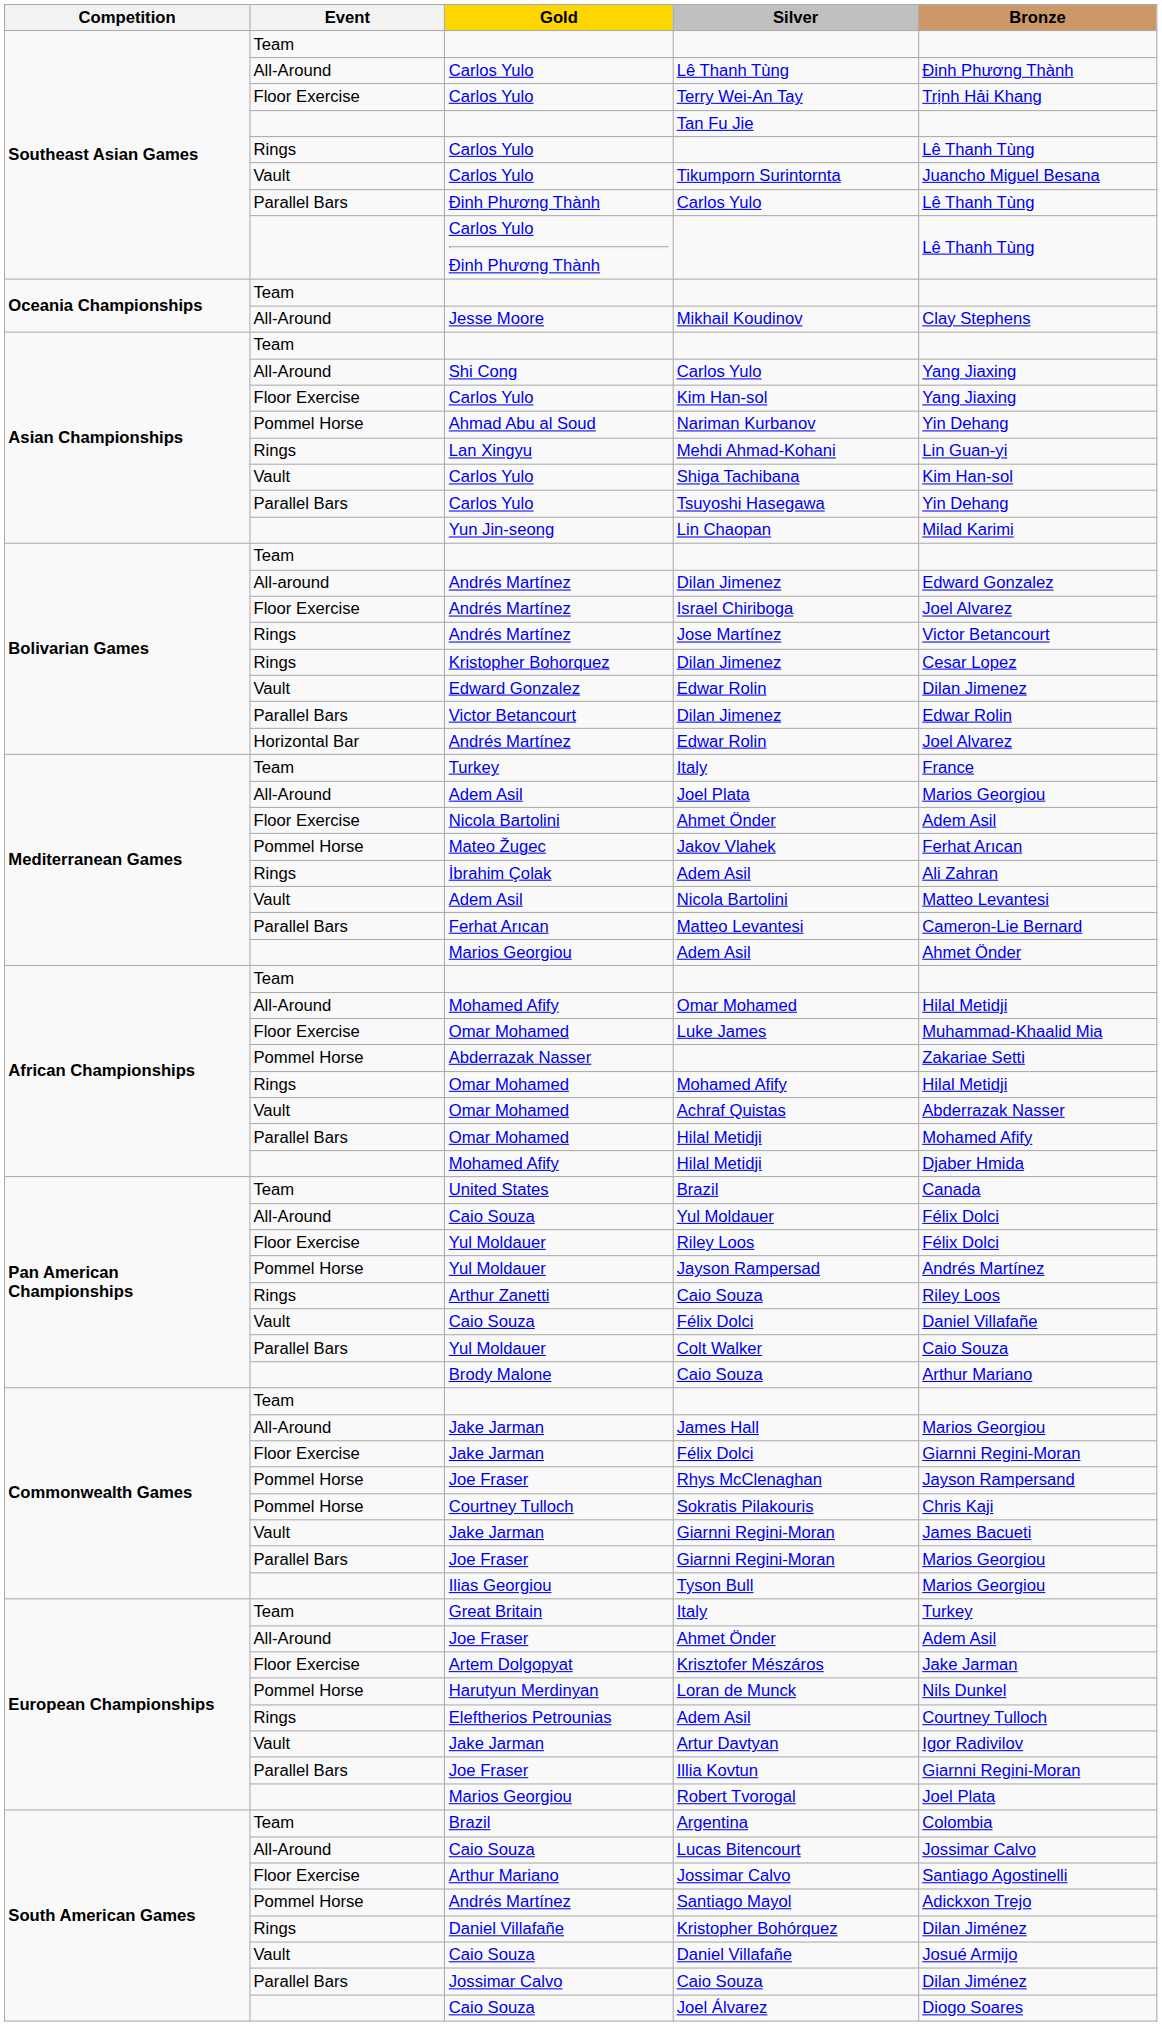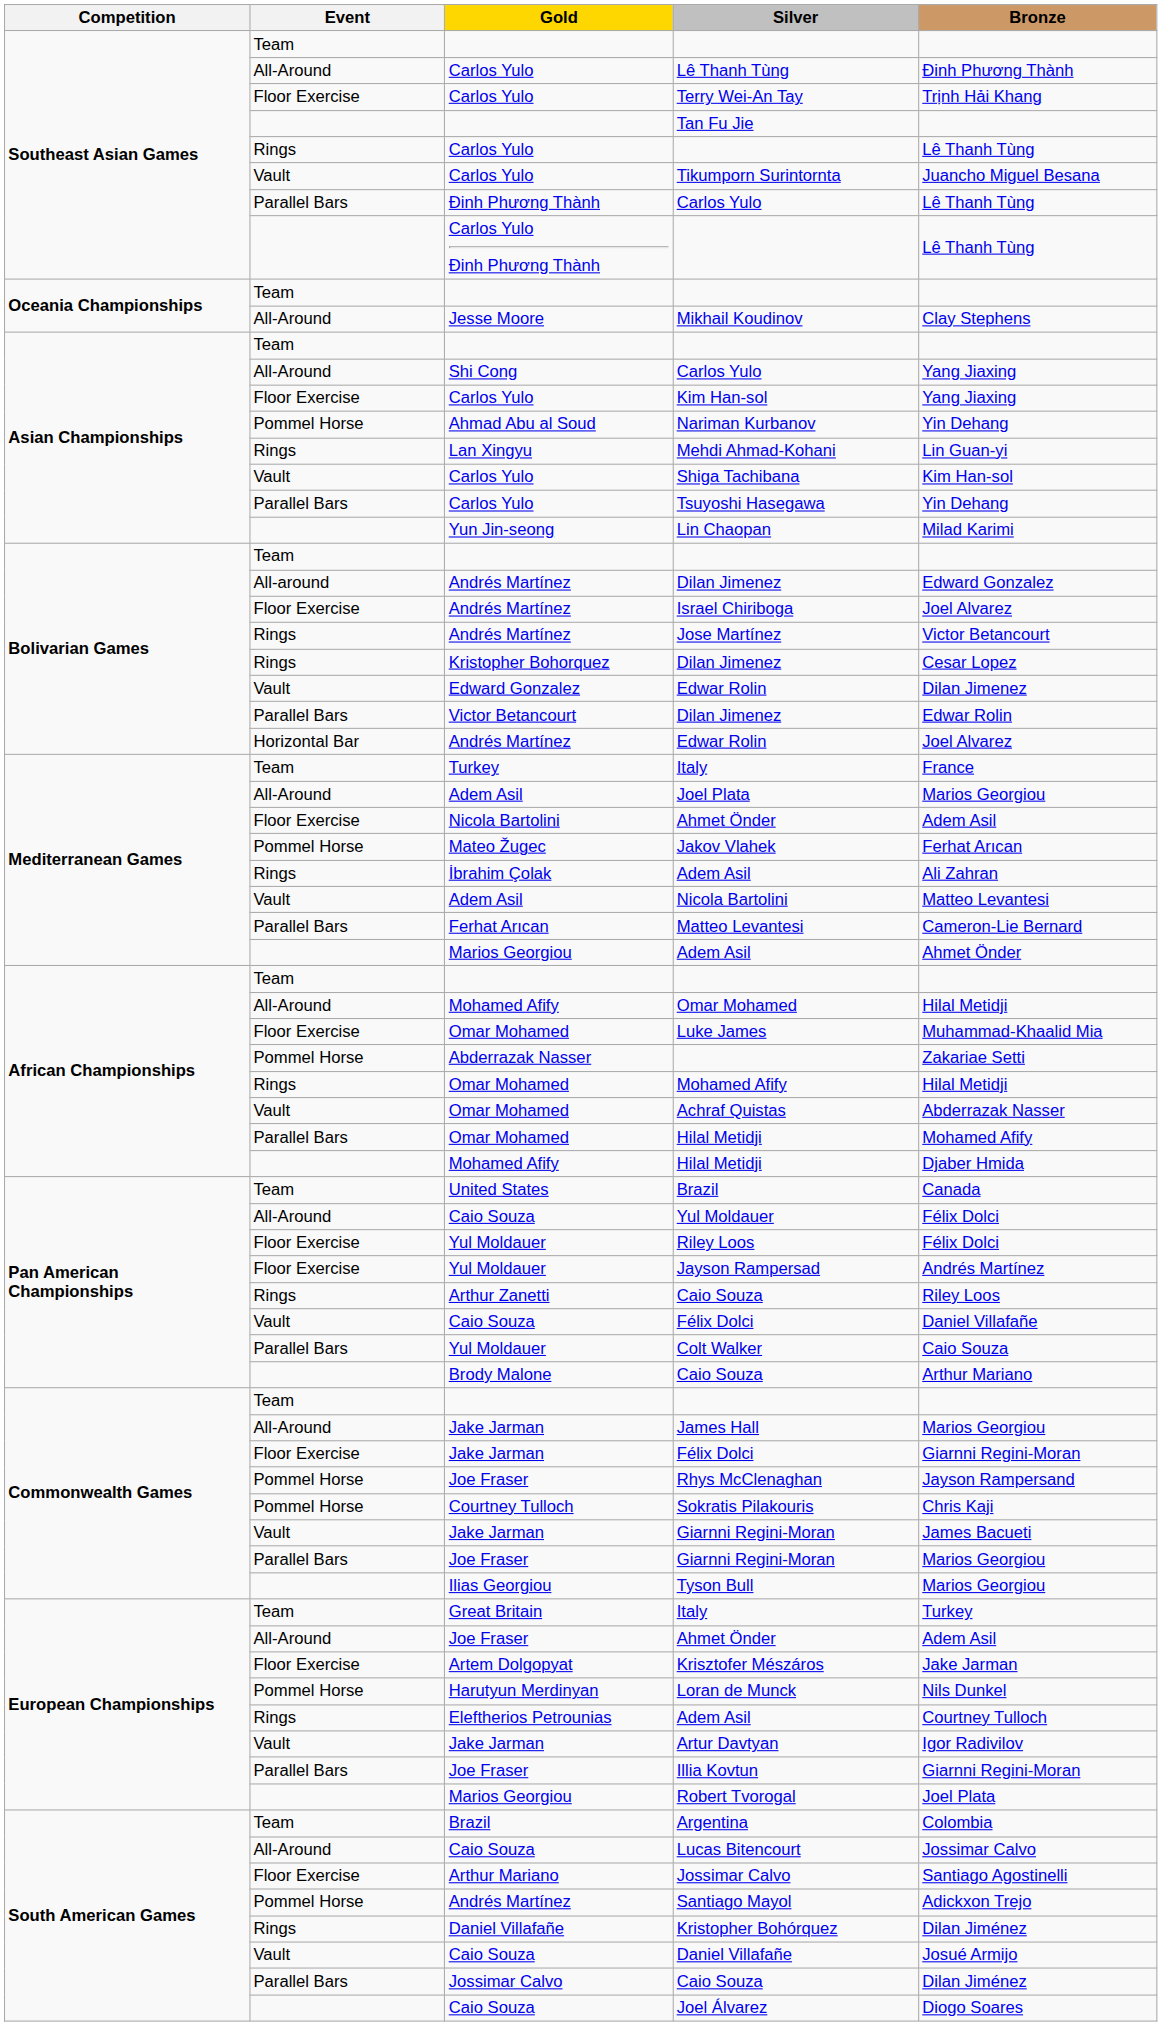(309, 1269) Pommel Horse -> (307, 1269) Floor Exercise
